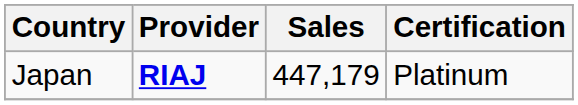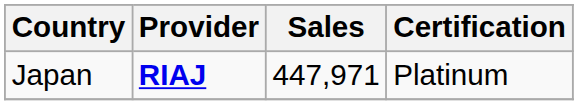(326, 74) 447,179 -> (326, 74) 447,971
